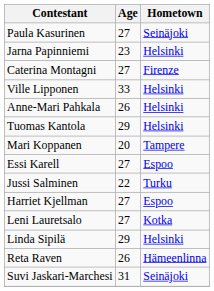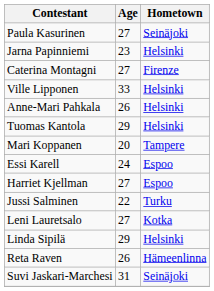(124, 164) 27 -> (124, 164) 24
rows swapped: (47, 201) <-> (42, 182)
